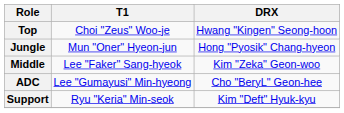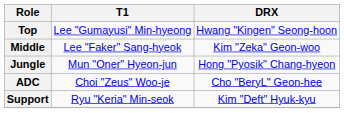(122, 30) Choi "Zeus" Woo-je -> (122, 30) Lee "Gumayusi" Min-hyeong
rows swapped: (28, 47) <-> (28, 64)
(122, 82) Lee "Gumayusi" Min-hyeong -> (122, 82) Choi "Zeus" Woo-je
